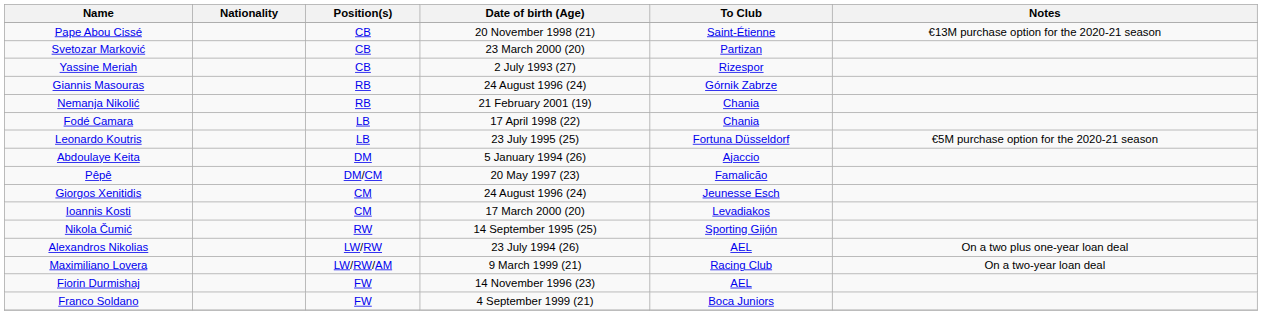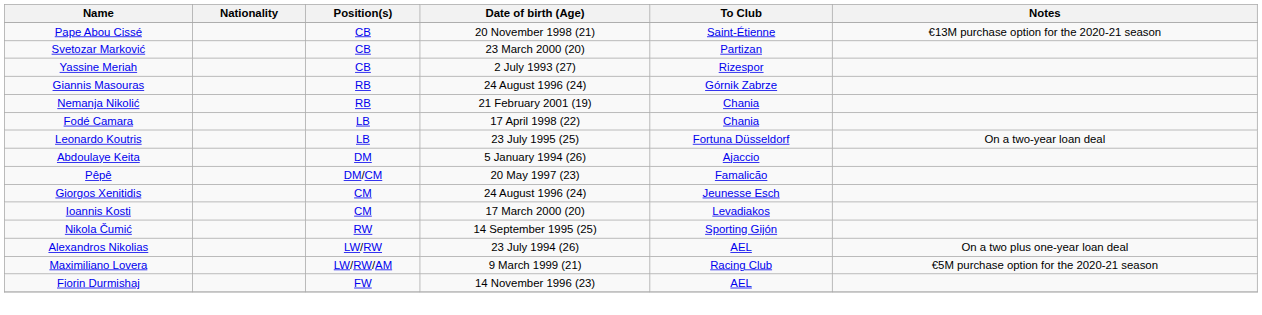(1045, 140) €5M purchase option for the 2020-21 season -> (1045, 140) On a two-year loan deal
(1045, 265) On a two-year loan deal -> (1045, 265) €5M purchase option for the 2020-21 season
- row: (98, 301)
